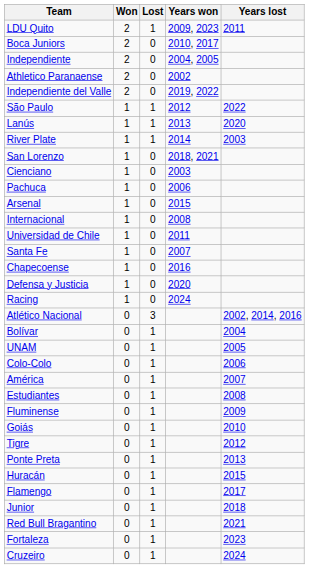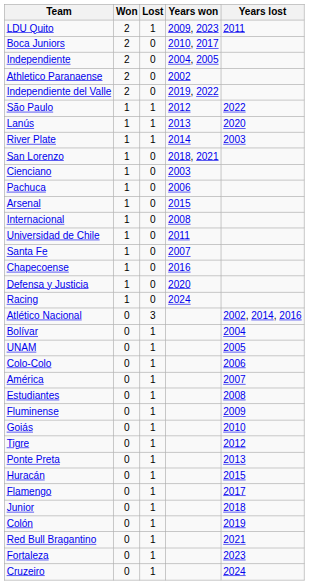+ row: (20, 524)
